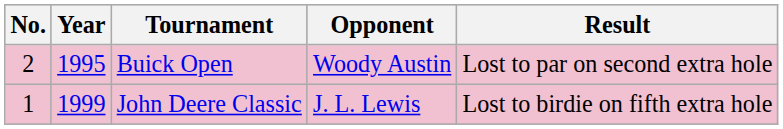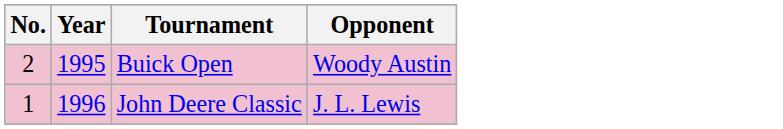- column: (617, 24)
(81, 104) 1999 -> (81, 104) 1996
